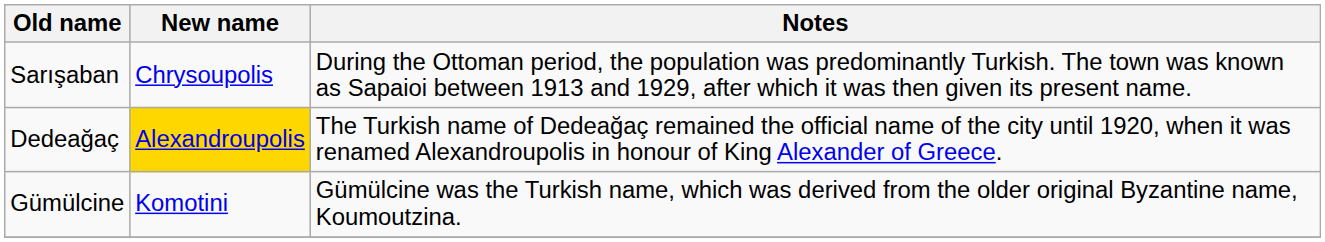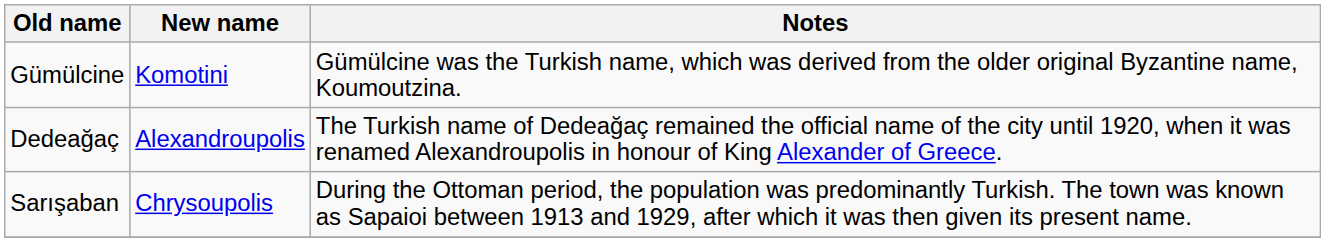rows swapped: (67, 203) <-> (65, 74)
(220, 139) gold background -> (220, 139) no background
